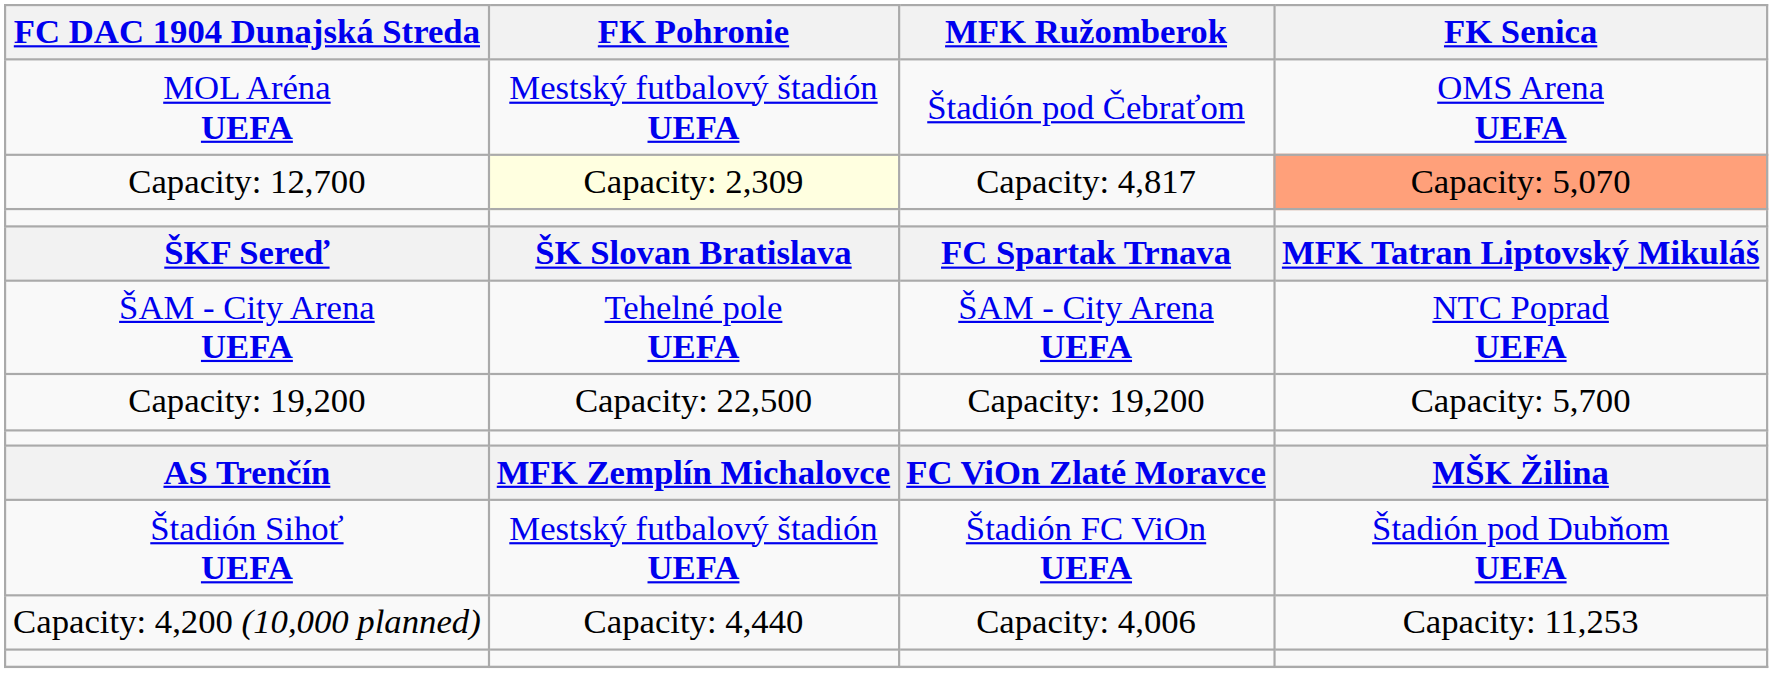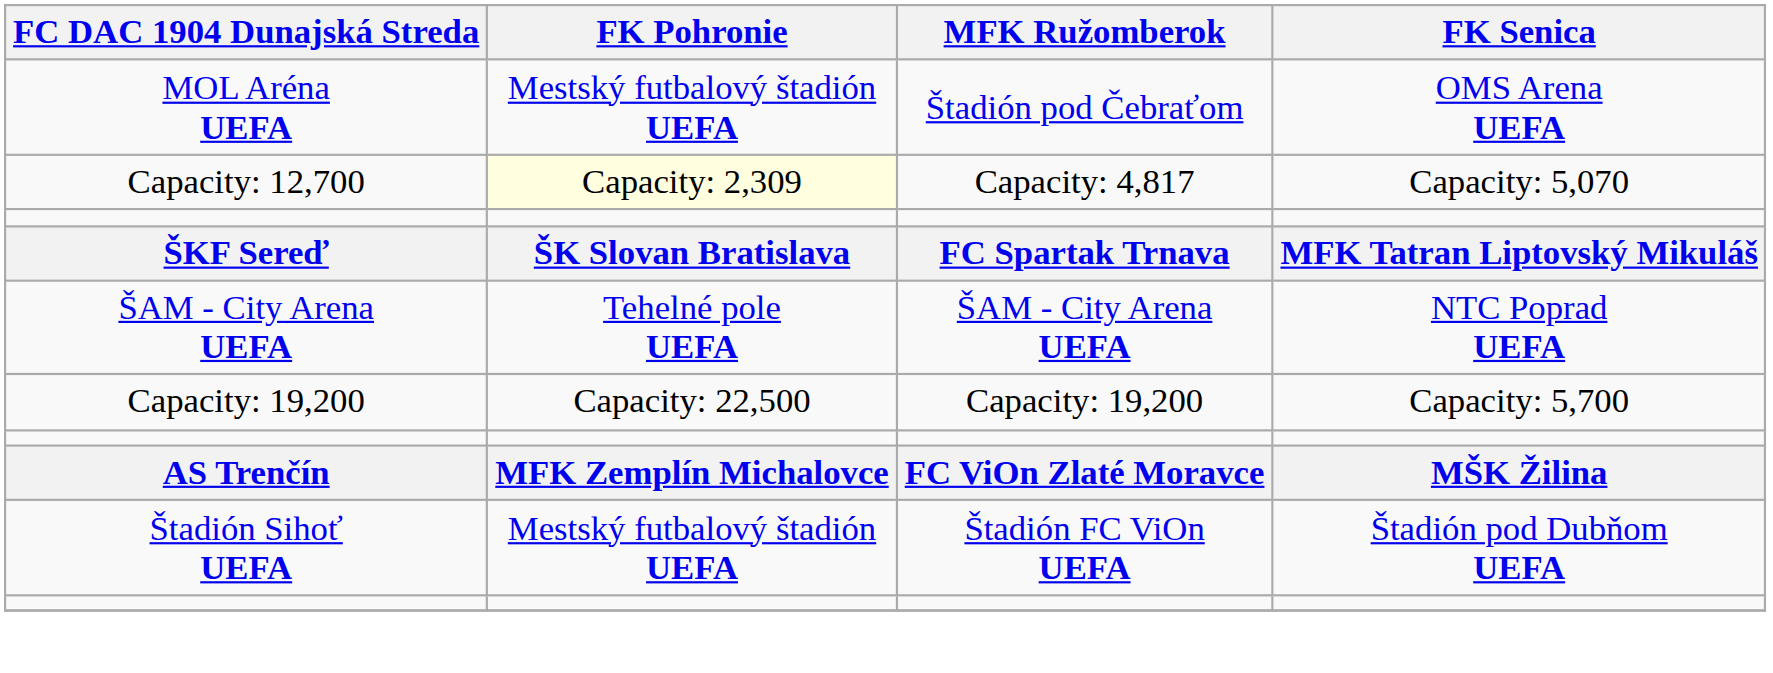(1521, 181) lightsalmon background -> (1519, 181) no background
- row: (247, 621)
